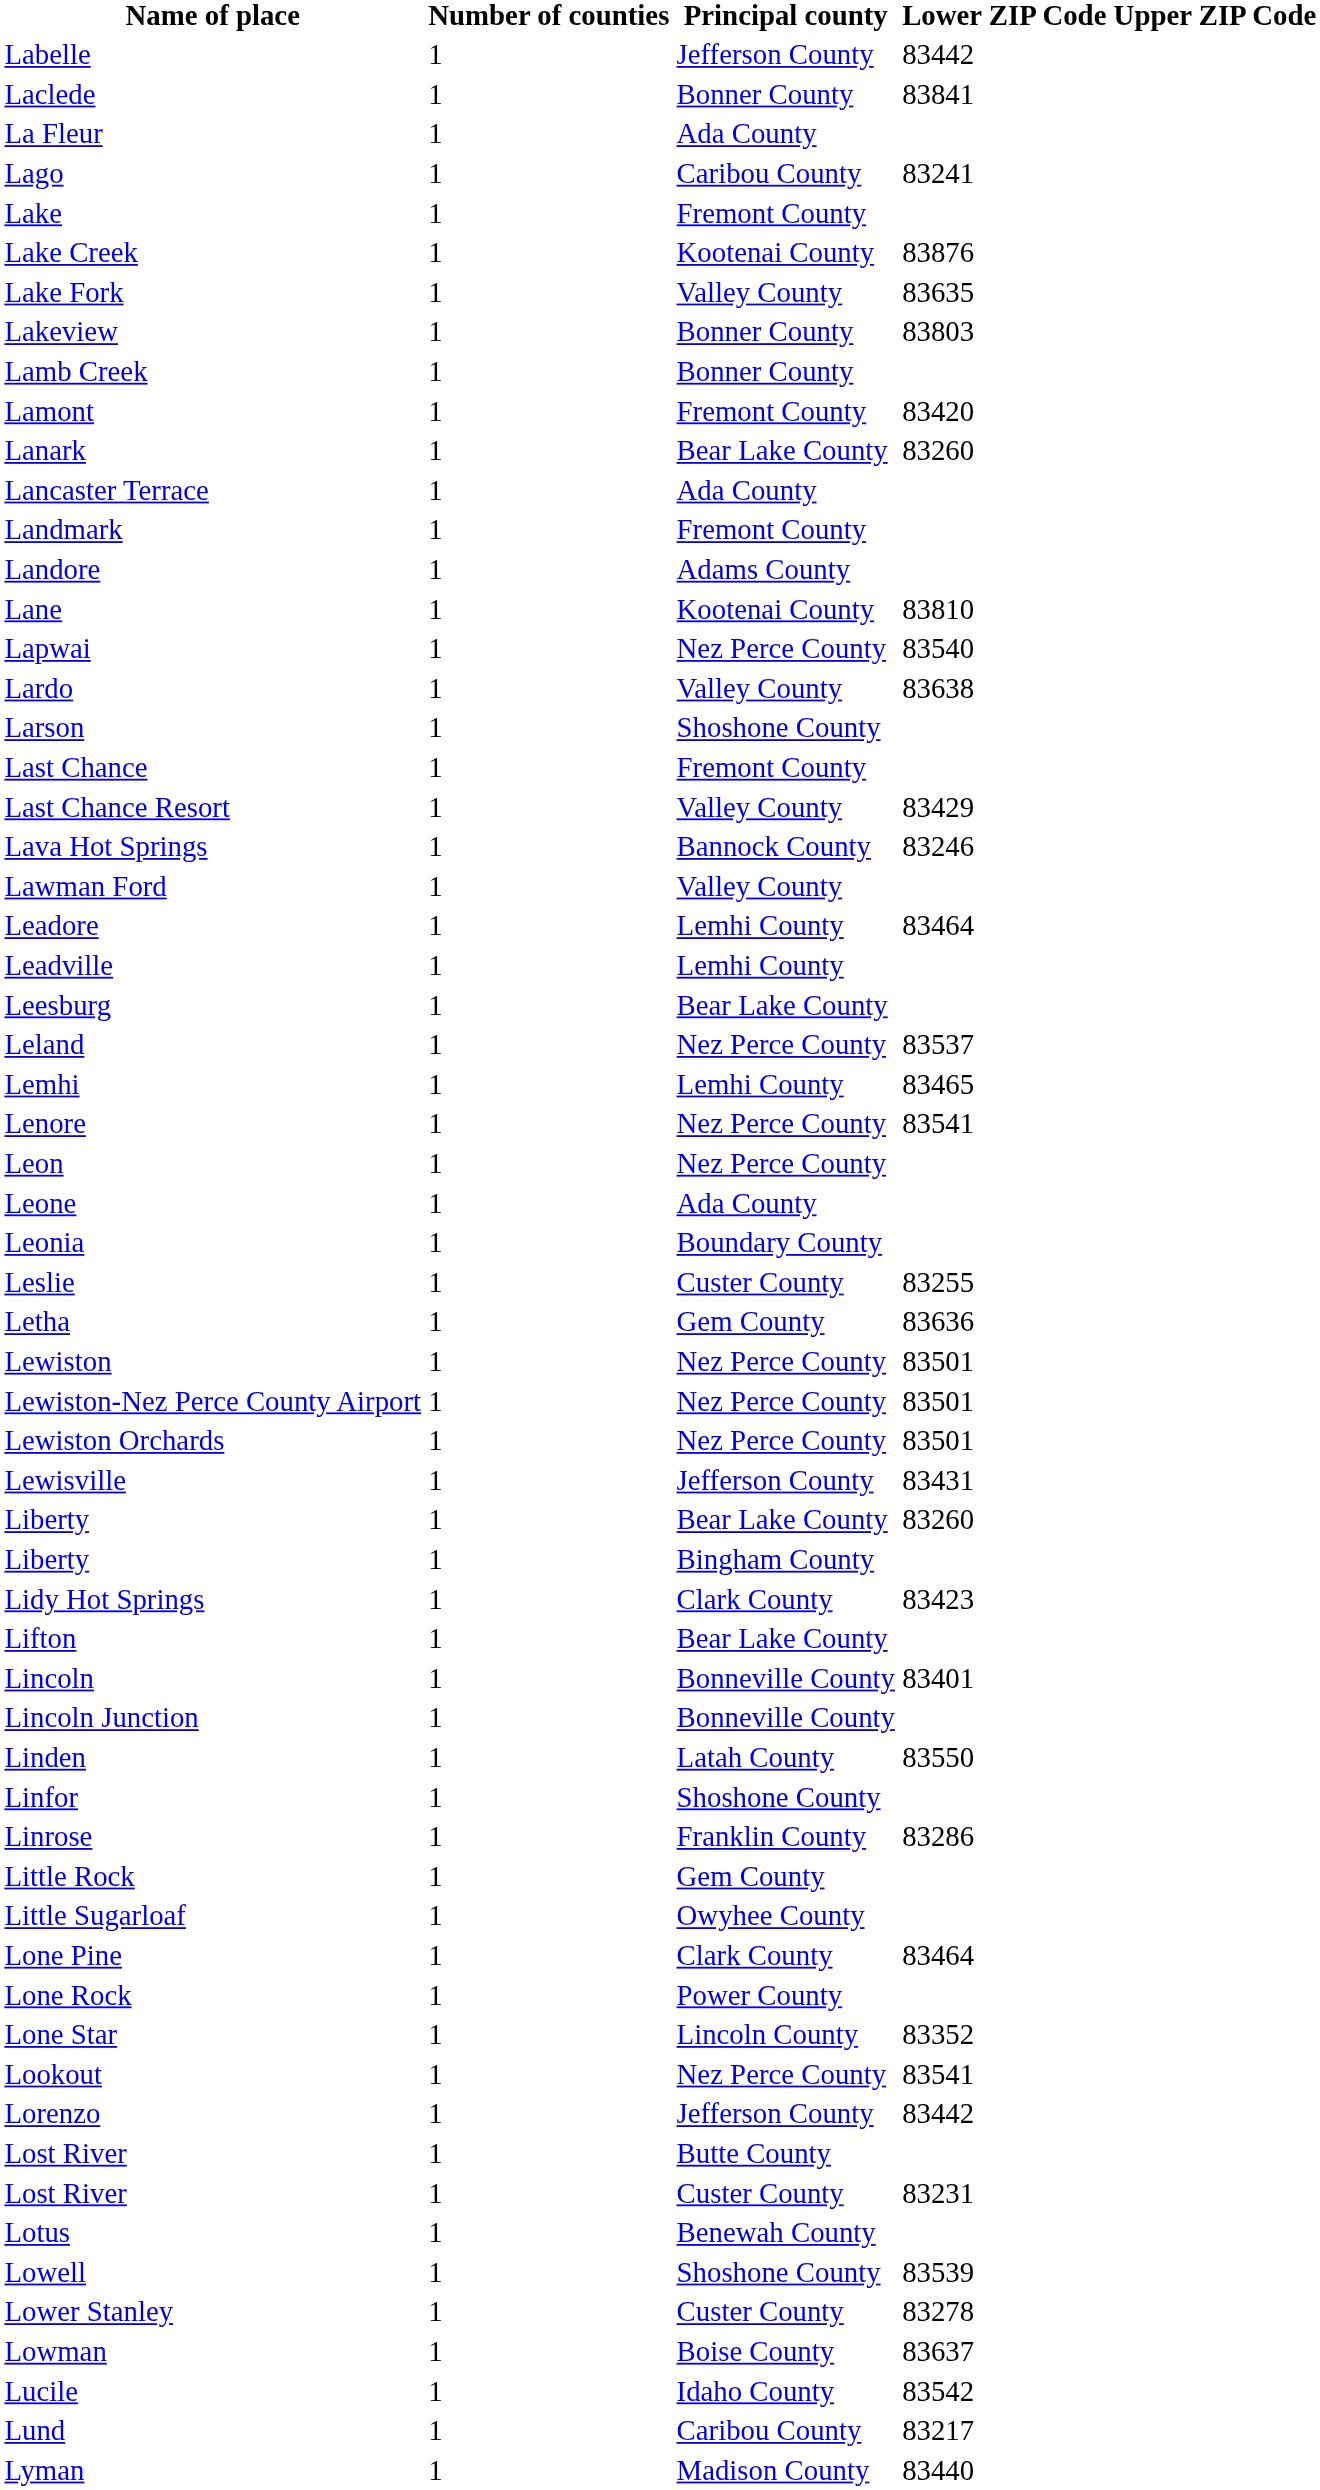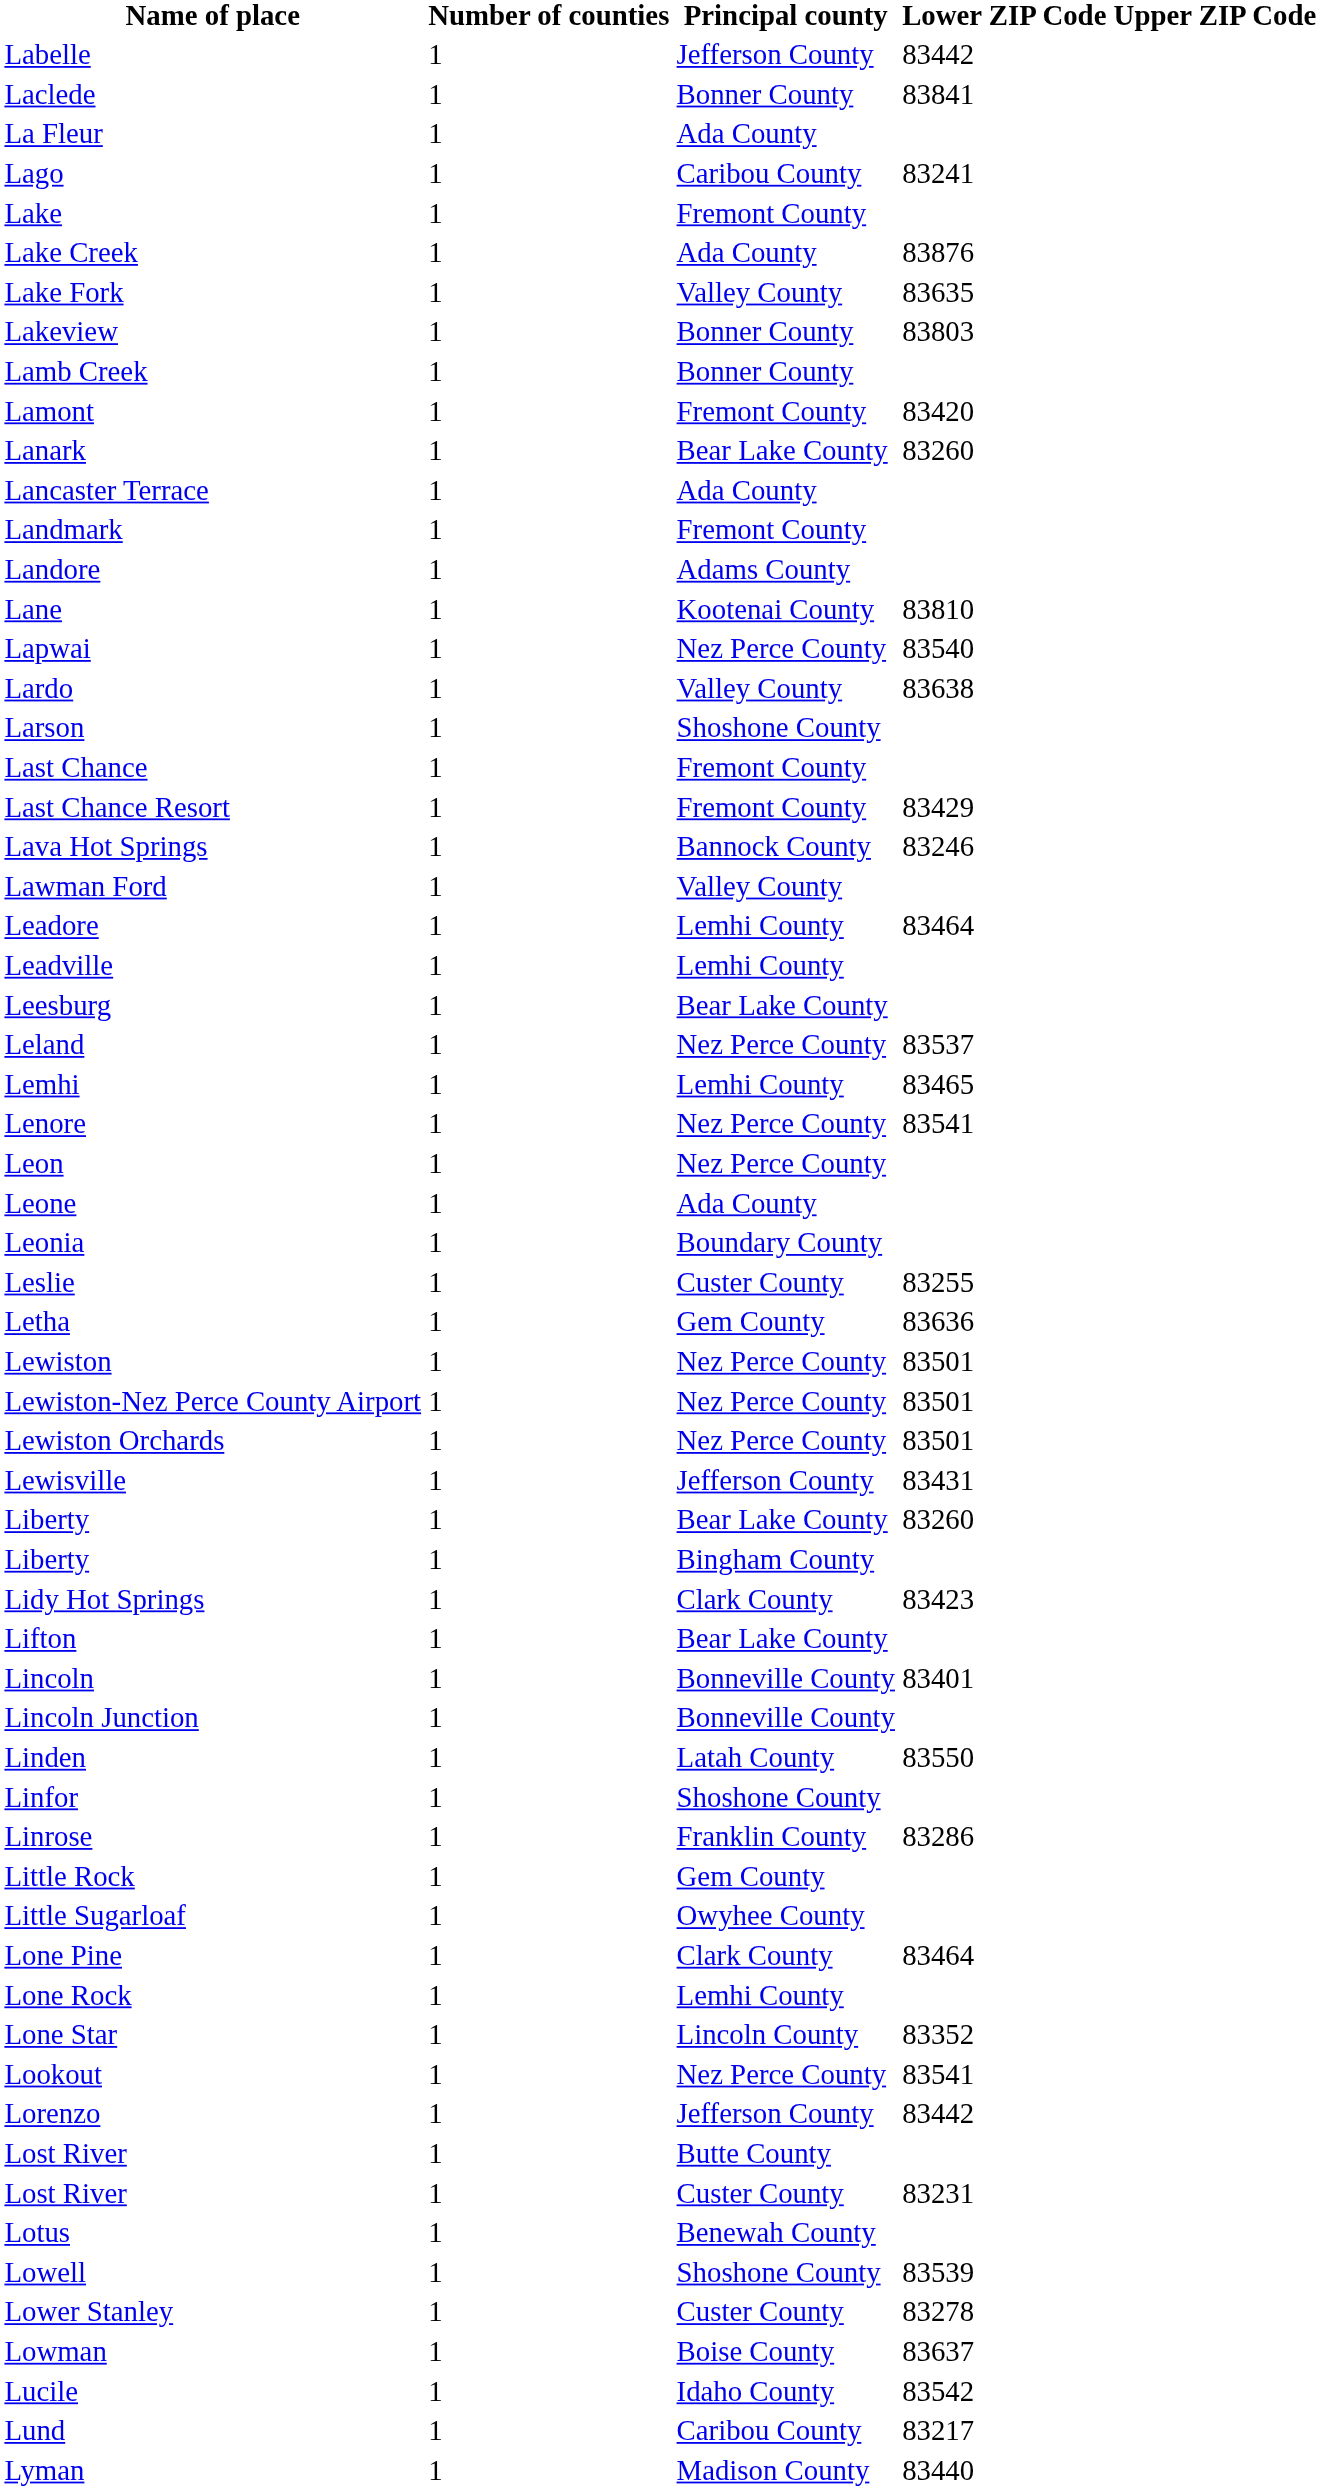(775, 252) Kootenai County -> (747, 252) Ada County
(759, 807) Valley County -> (771, 807) Fremont County
(759, 1995) Power County -> (760, 1995) Lemhi County
